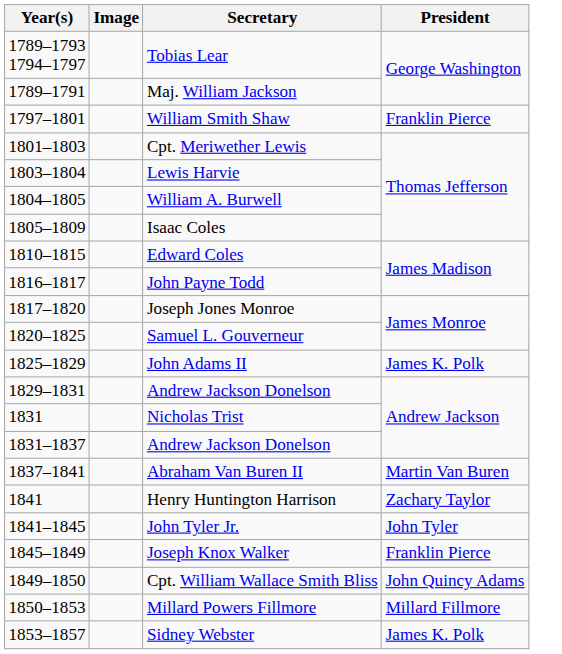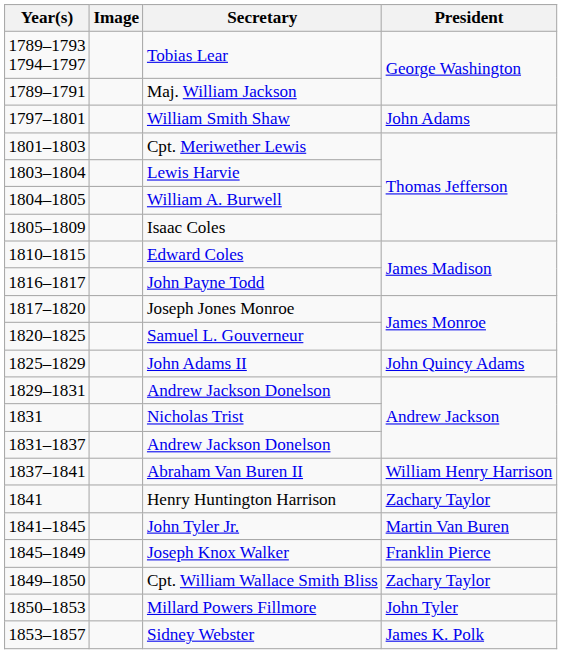(438, 118) Franklin Pierce -> (428, 118) John Adams
(435, 363) James K. Polk -> (455, 363) John Quincy Adams
(447, 471) Martin Van Buren -> (469, 471) William Henry Harrison
(422, 526) John Tyler -> (447, 526) Martin Van Buren
(455, 580) John Quincy Adams -> (438, 580) Zachary Taylor
(443, 607) Millard Fillmore -> (422, 607) John Tyler
